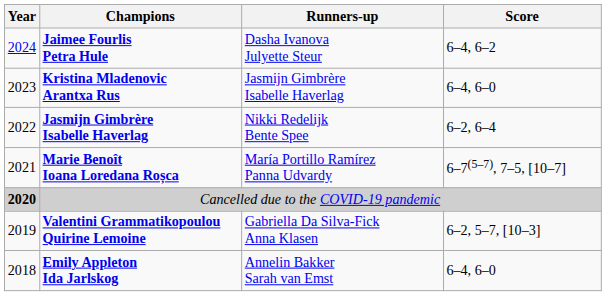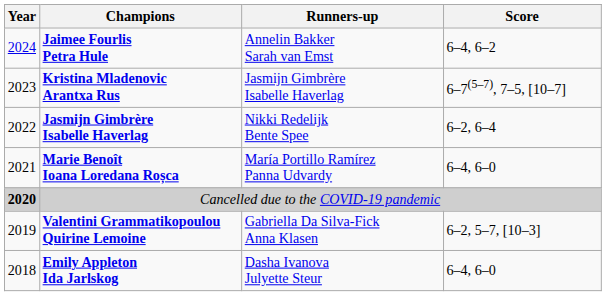(287, 48) Dasha Ivanova Julyette Steur -> (290, 48) Annelin Bakker Sarah van Emst
(471, 88) 6–4, 6–0 -> (506, 88) 6–7(5–7), 7–5, [10–7]
(506, 167) 6–7(5–7), 7–5, [10–7] -> (471, 167) 6–4, 6–0
(290, 271) Annelin Bakker Sarah van Emst -> (287, 271) Dasha Ivanova Julyette Steur
